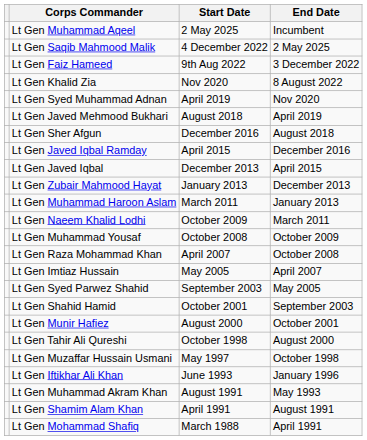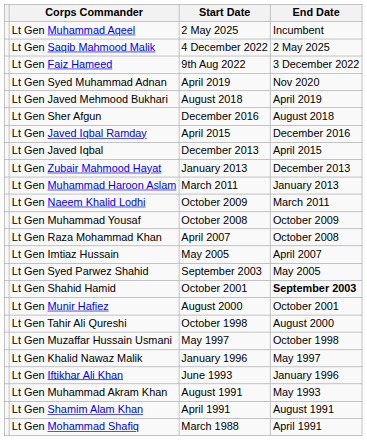- row: (54, 82)
(313, 306) normal -> (315, 289) bold
+ row: (77, 358)
